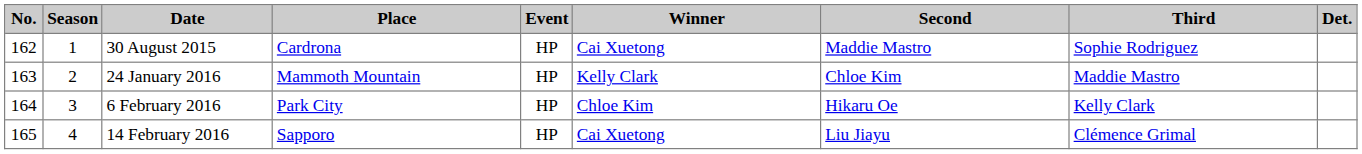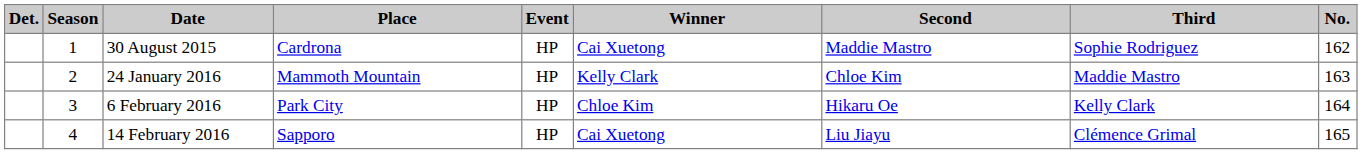columns swapped: (24, 18) <-> (1337, 18)
